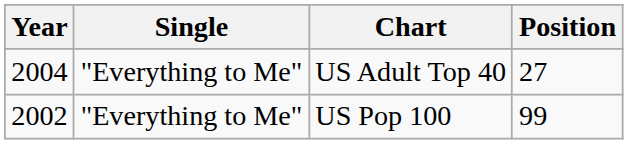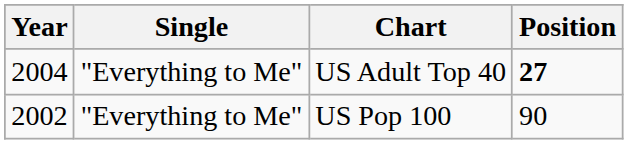(533, 71) normal -> (533, 71) bold
(533, 116) 99 -> (533, 116) 90
